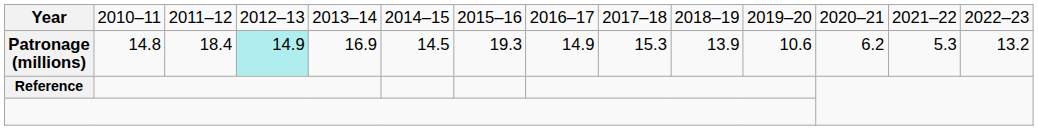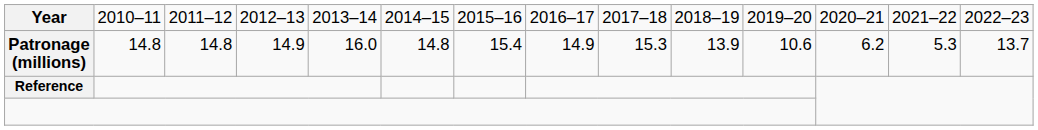(216, 44) 18.4 -> (216, 44) 14.8
(288, 44) paleturquoise background -> (288, 44) no background
(361, 44) 16.9 -> (361, 44) 16.0
(433, 44) 14.5 -> (433, 44) 14.8
(506, 44) 19.3 -> (506, 44) 15.4
(1013, 44) 13.2 -> (1013, 44) 13.7
